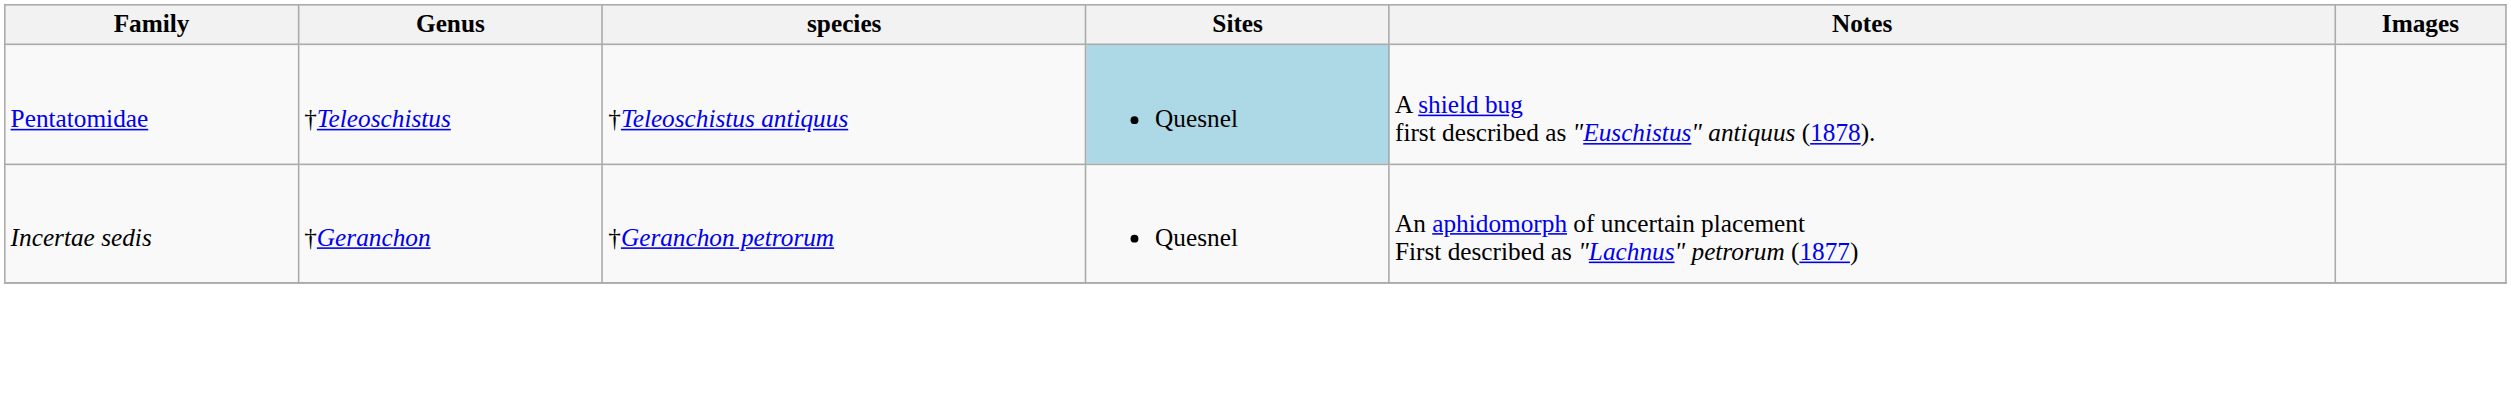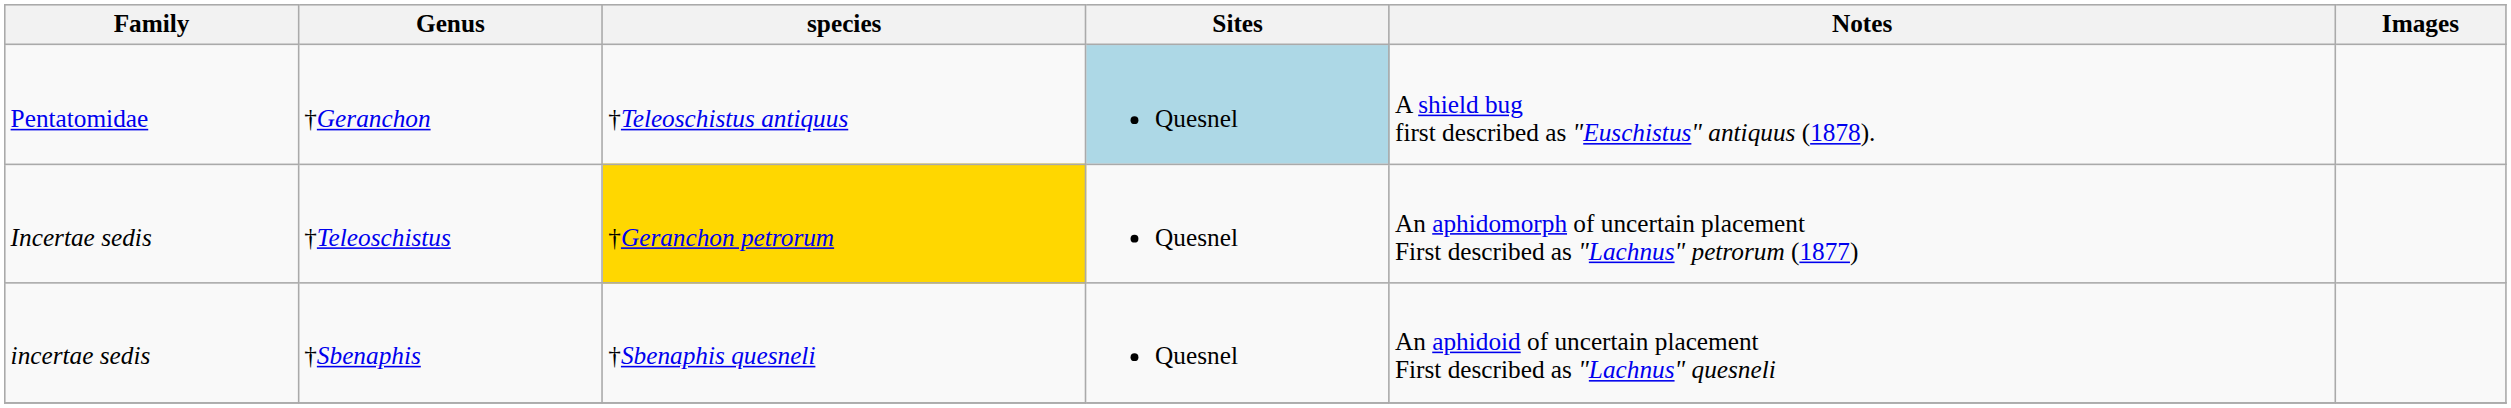(377, 118) †Teleoschistus -> (367, 118) †Geranchon
(367, 237) †Geranchon -> (377, 237) †Teleoschistus
(721, 237) no background -> (721, 237) gold background
+ row: (80, 356)
